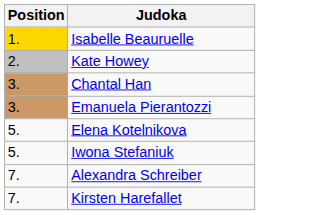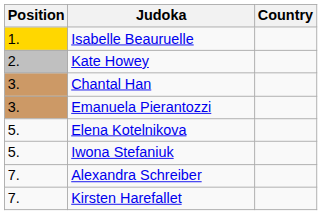+ column: (285, 15)
